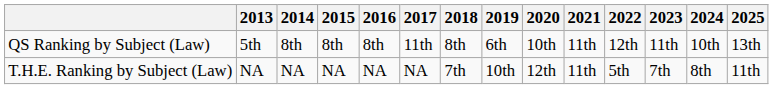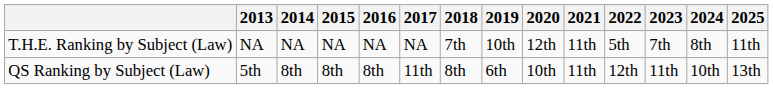rows swapped: (109, 44) <-> (120, 70)
